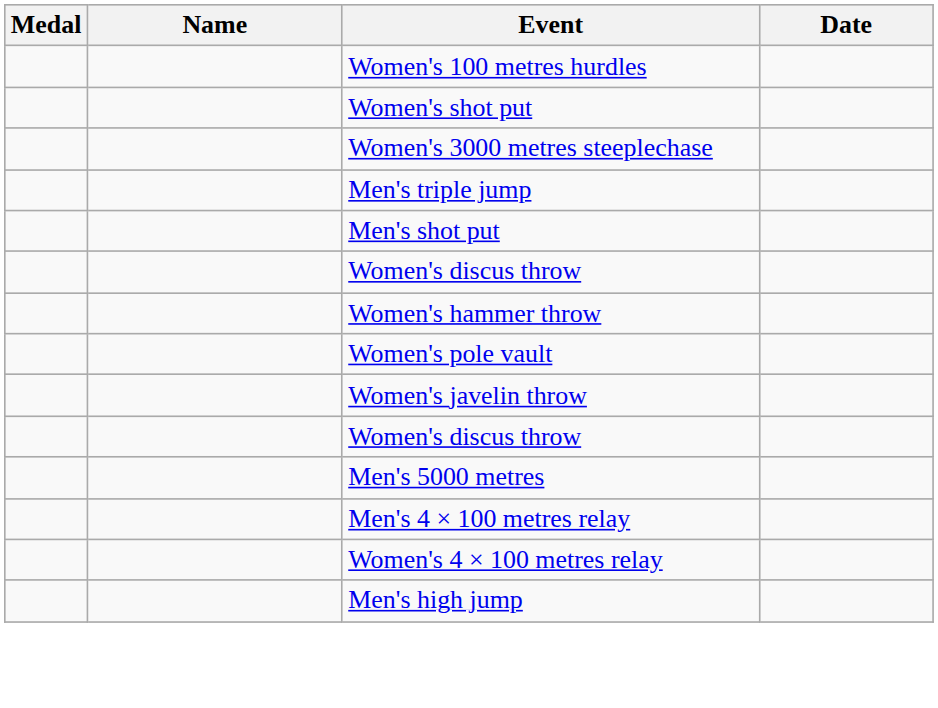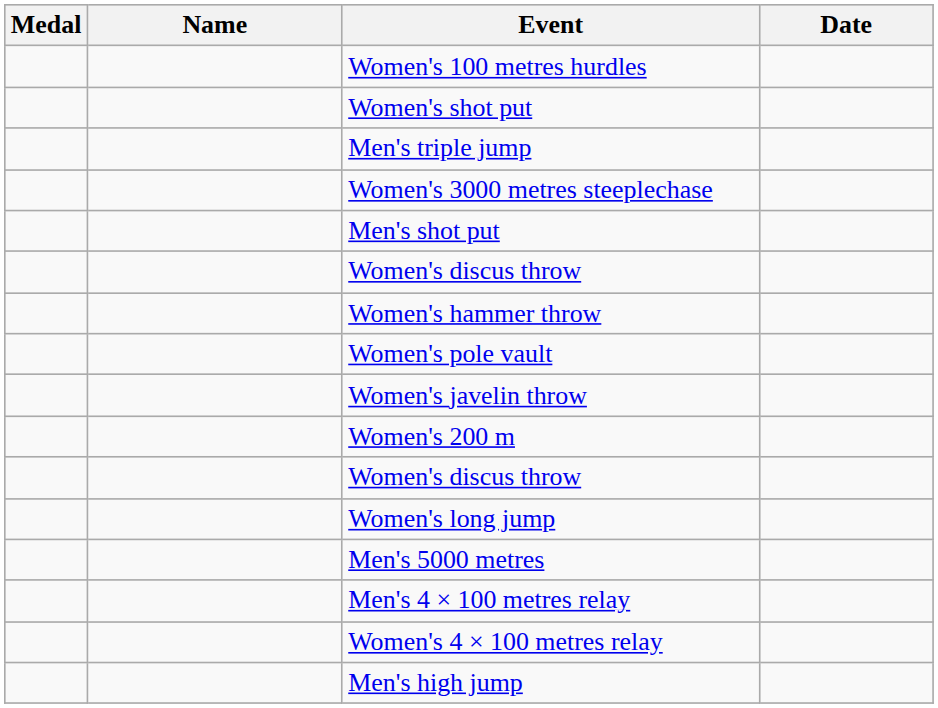rows swapped: (46, 190) <-> (46, 149)
+ row: (46, 436)
+ row: (46, 519)
